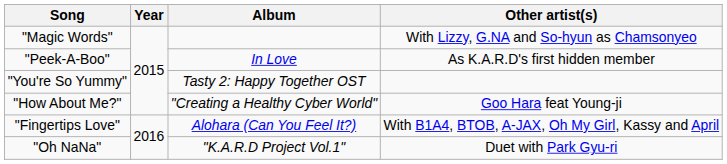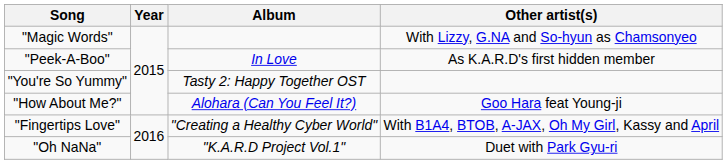(274, 103) "Creating a Healthy Cyber World" -> (274, 103) Alohara (Can You Feel It?)
(274, 125) Alohara (Can You Feel It?) -> (274, 125) "Creating a Healthy Cyber World"
